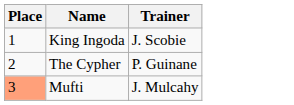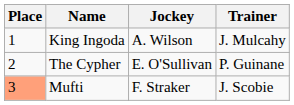+ column: (172, 16)
(159, 40) J. Scobie -> (252, 40) J. Mulcahy
(165, 87) J. Mulcahy -> (246, 87) J. Scobie
